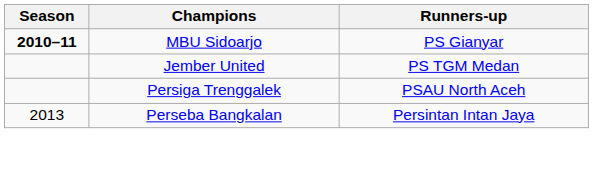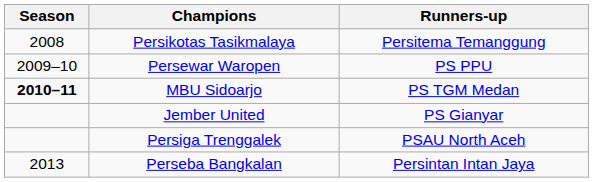+ row: (214, 41)
+ row: (214, 66)
(464, 41) PS Gianyar -> (464, 90) PS TGM Medan
(464, 66) PS TGM Medan -> (464, 115) PS Gianyar
